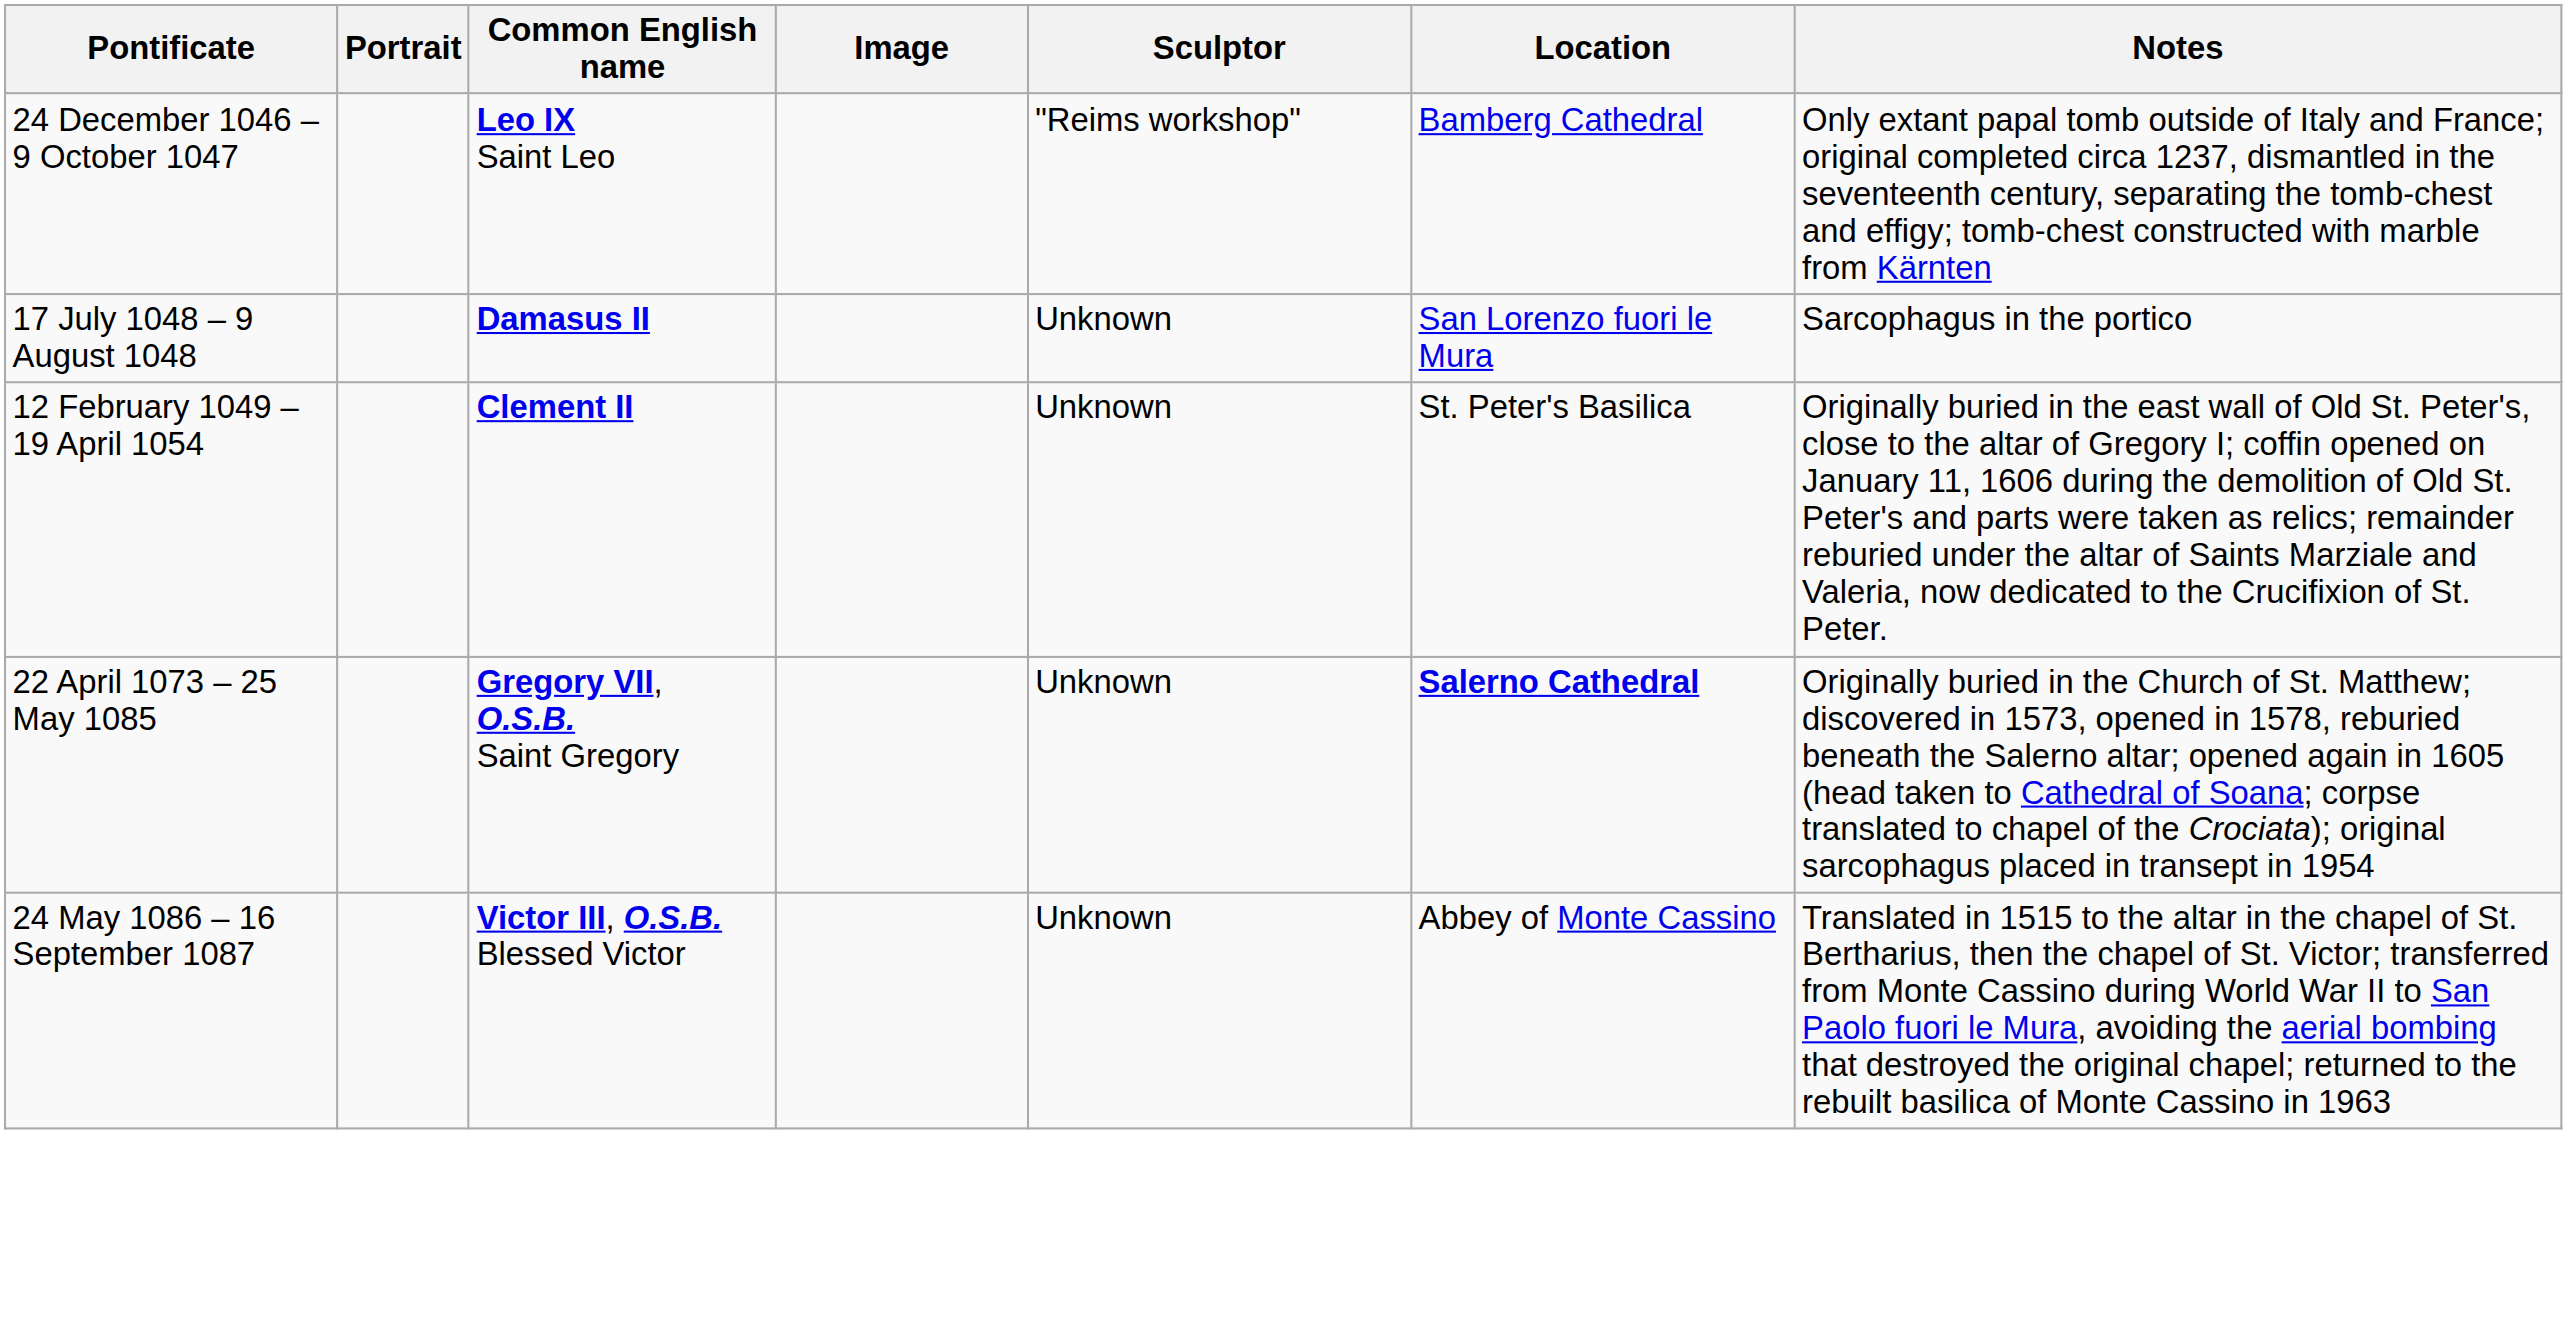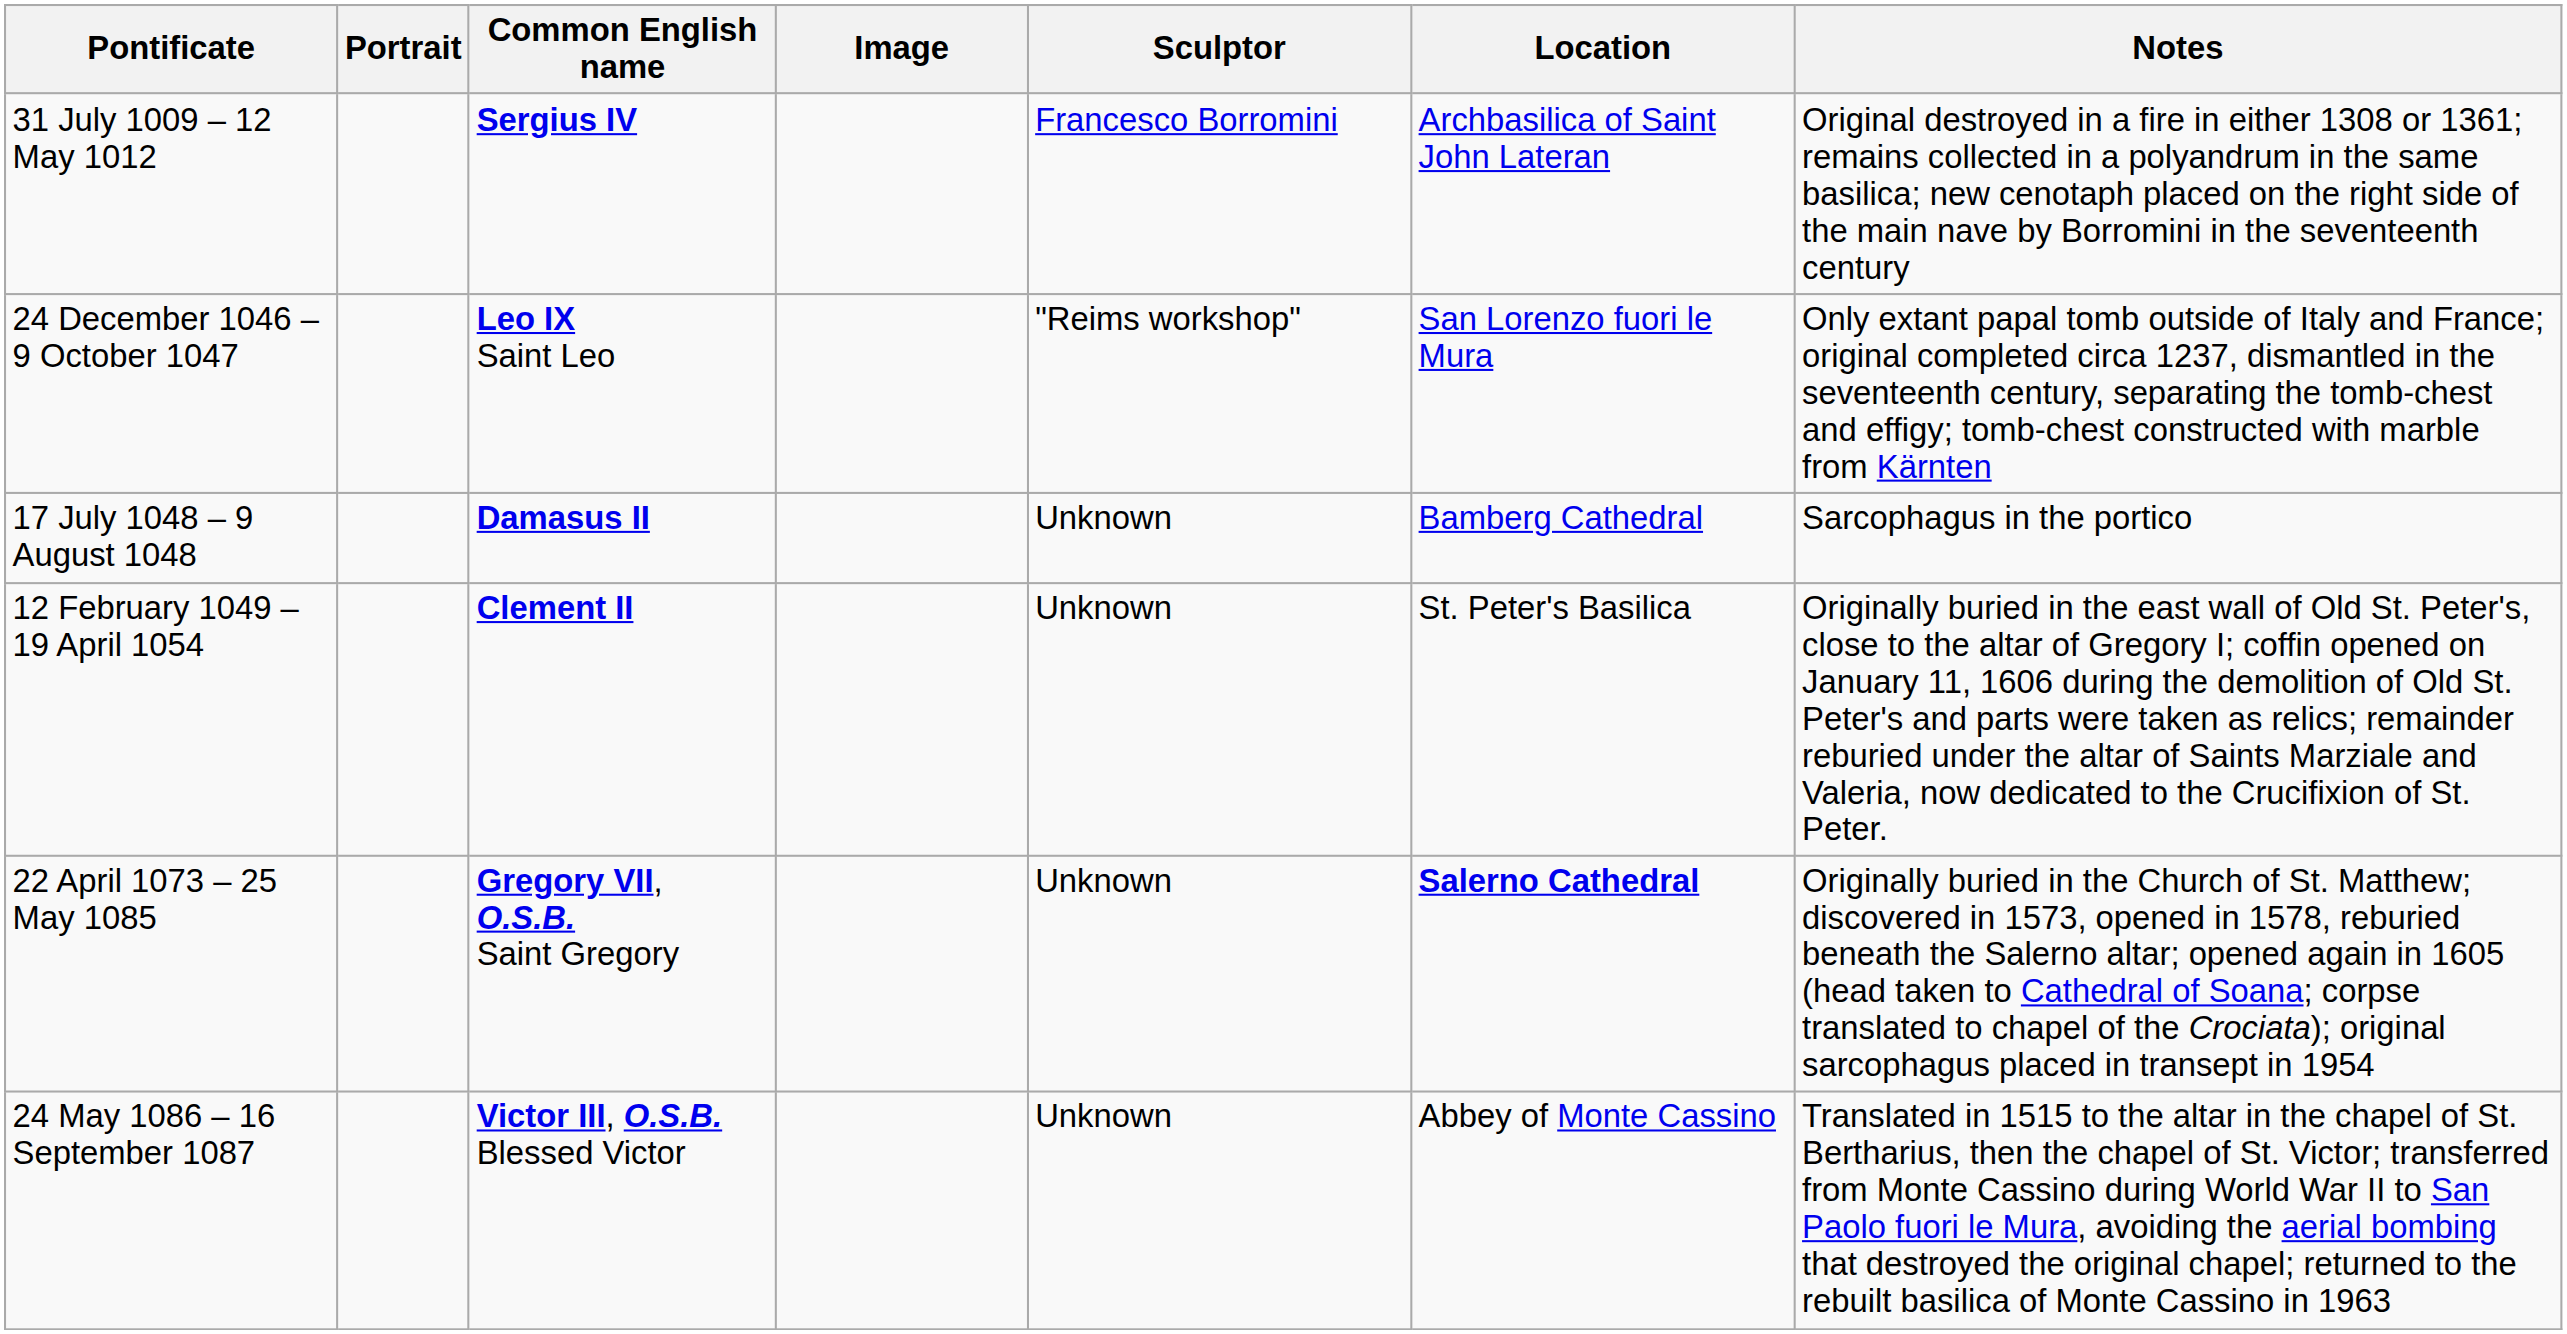+ row: (142, 137)
(1561, 119) Bamberg Cathedral -> (1565, 337) San Lorenzo fuori le Mura
(1565, 337) San Lorenzo fuori le Mura -> (1561, 518) Bamberg Cathedral
